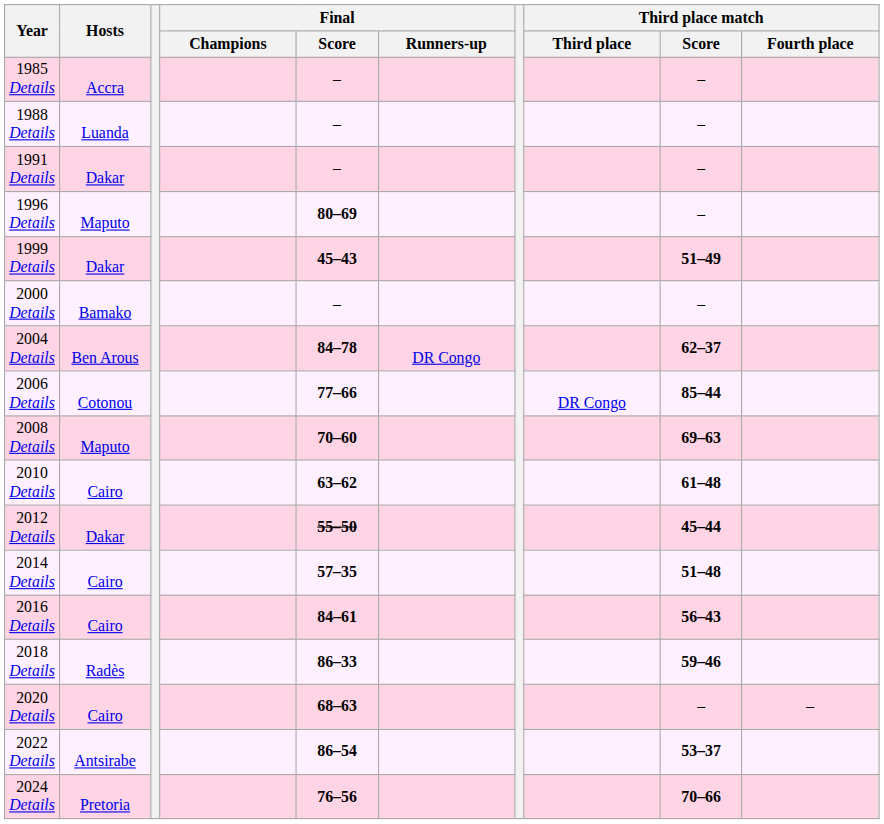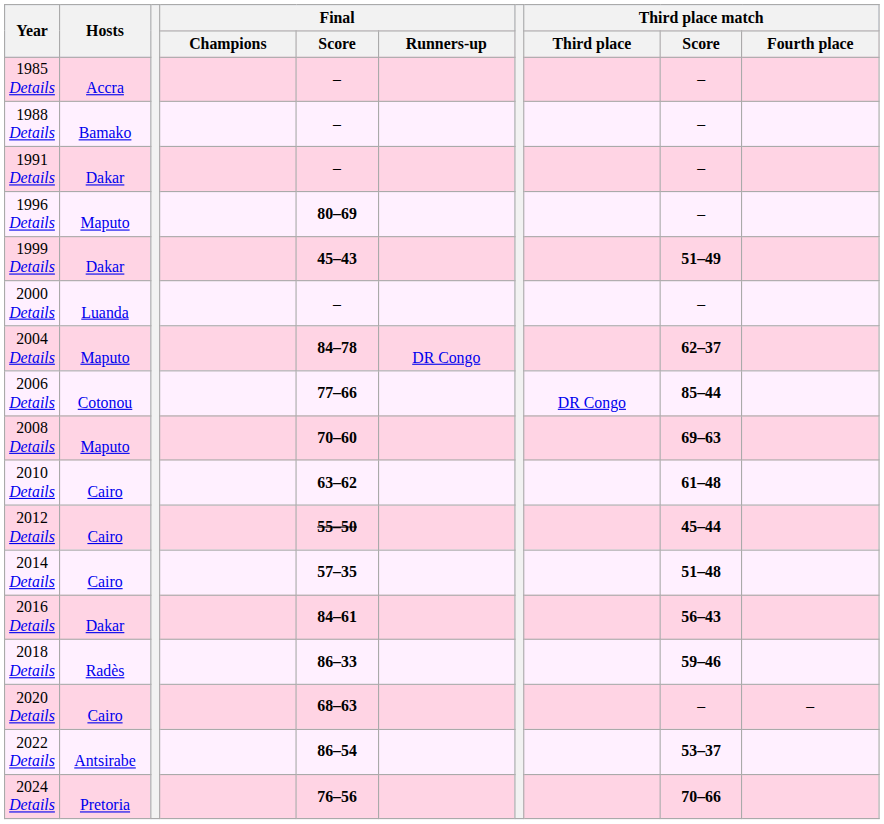(105, 133) Luanda -> (105, 133) Bamako
(105, 313) Bamako -> (105, 313) Luanda
(105, 357) Ben Arous -> (105, 357) Maputo
(105, 537) Dakar -> (105, 537) Cairo
(105, 626) Cairo -> (105, 626) Dakar
